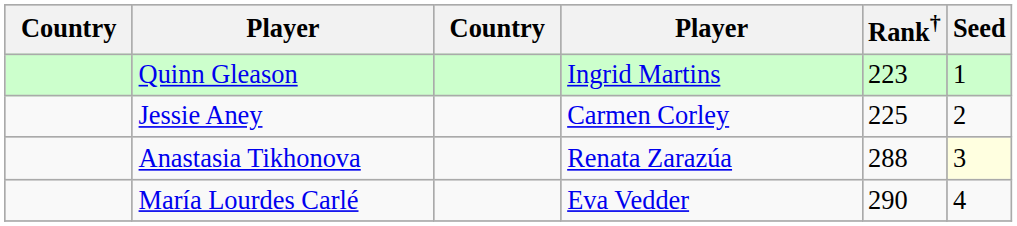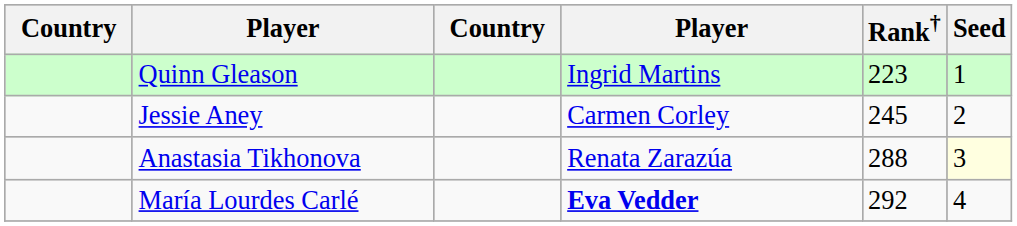(888, 116) 225 -> (888, 116) 245
(628, 200) normal -> (633, 200) bold
(888, 200) 290 -> (888, 200) 292
